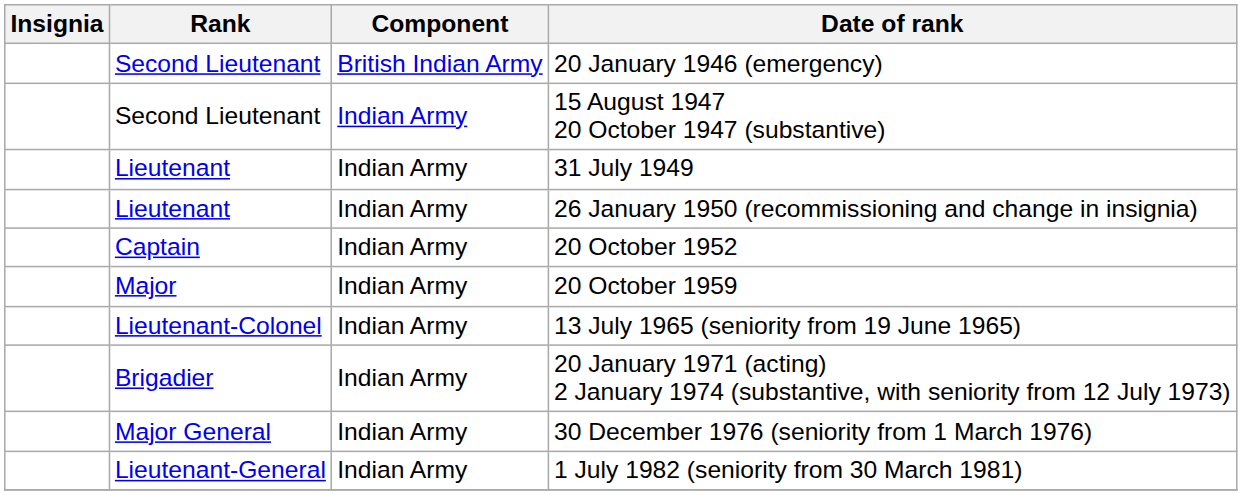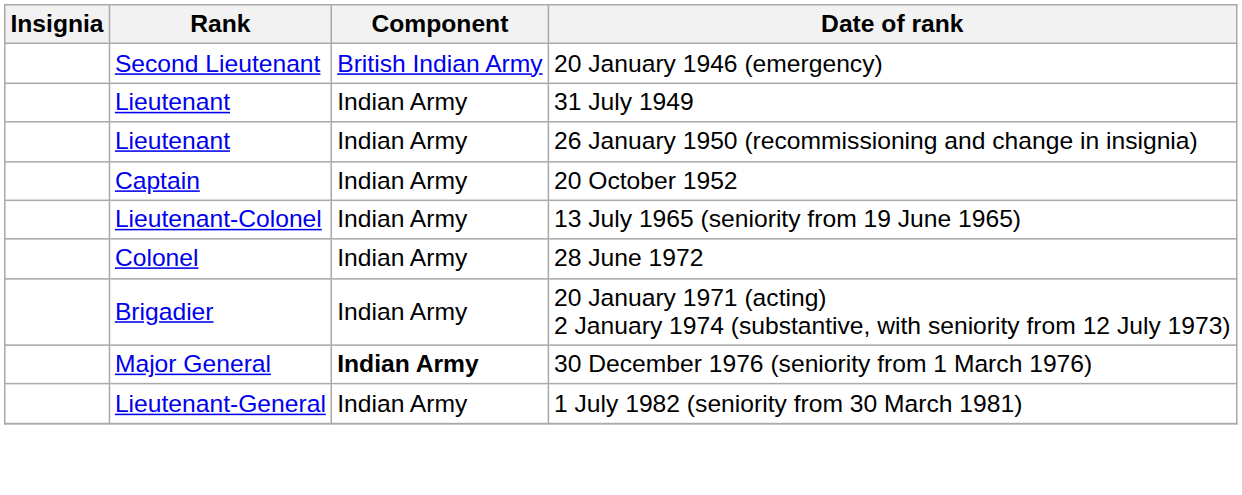- row: (720, 116)
- row: (646, 286)
+ row: (629, 258)
(402, 431) normal -> (408, 364) bold
